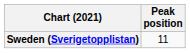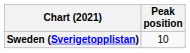(163, 39) 11 -> (163, 39) 10
